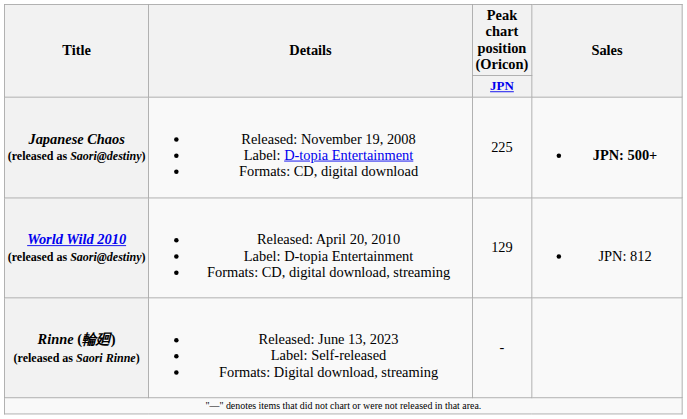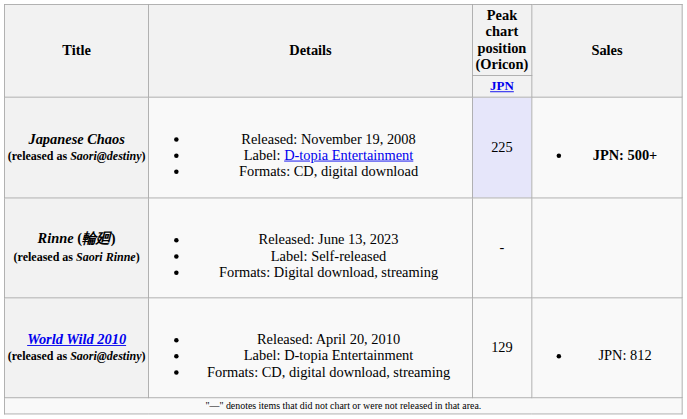(502, 147) no background -> (502, 147) lavender background
rows swapped: (77, 247) <-> (77, 348)
